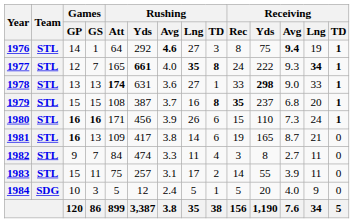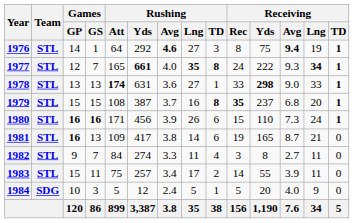(143, 155) 474 -> (143, 155) 274
(170, 173) 3.1 -> (170, 173) 3.4
